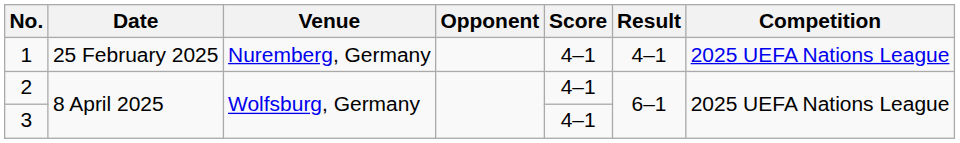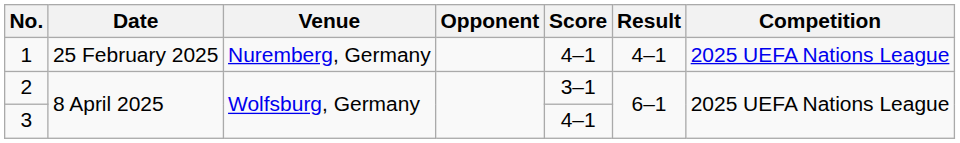(578, 87) 4–1 -> (578, 87) 3–1
